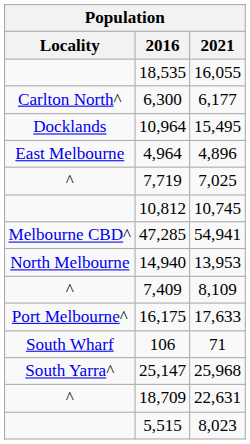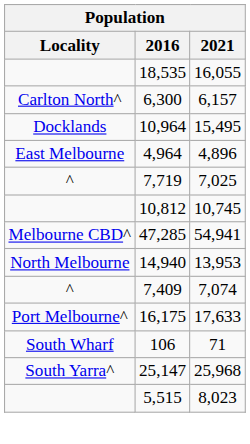(218, 99) 6,177 -> (218, 99) 6,157
(218, 289) 8,109 -> (218, 289) 7,074
- row: (163, 398)
